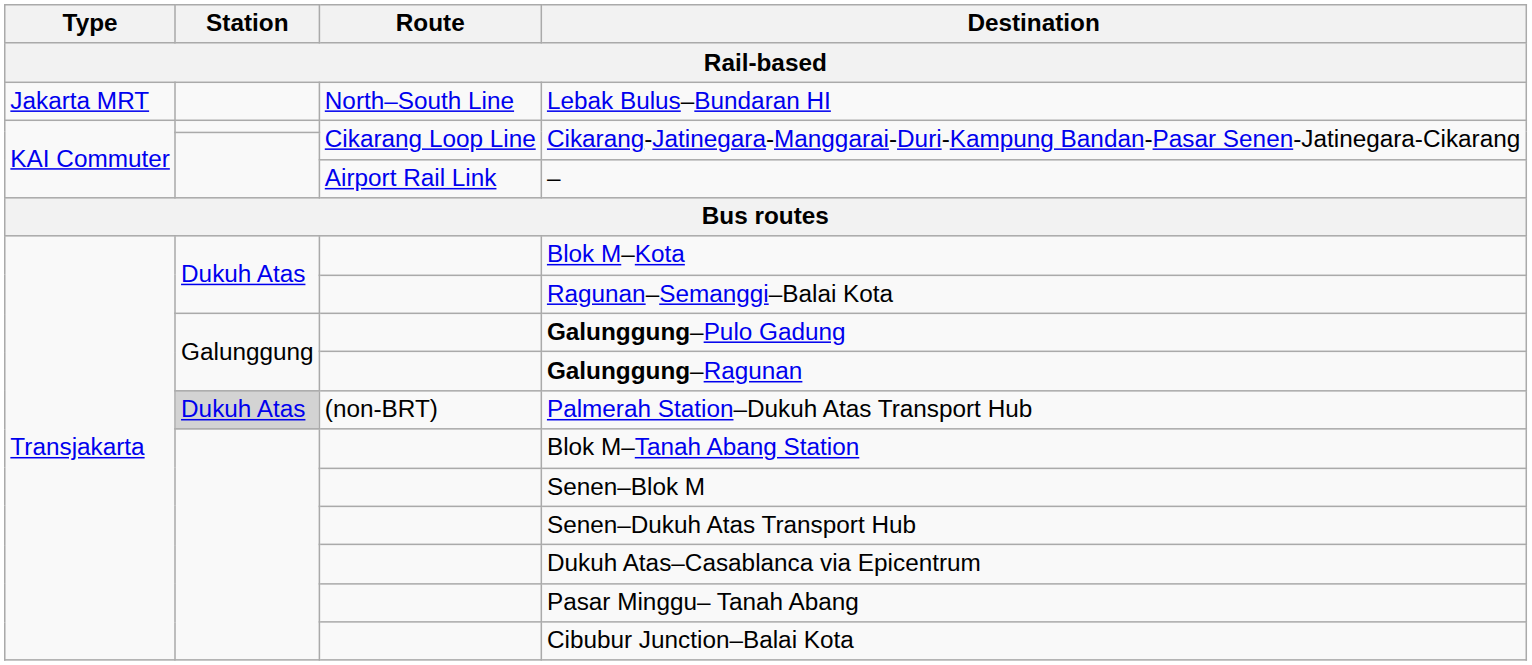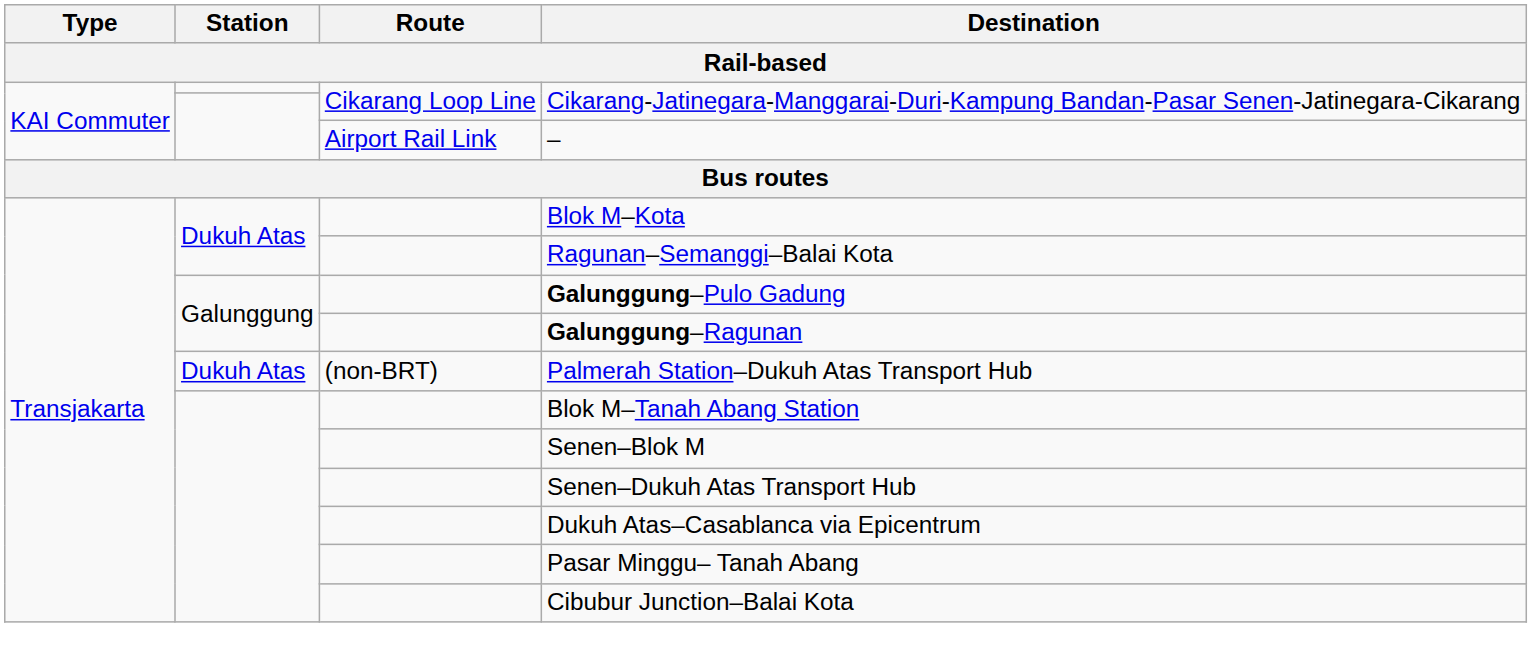- row: (419, 100)
(243, 409) lightgrey background -> (243, 370) no background
